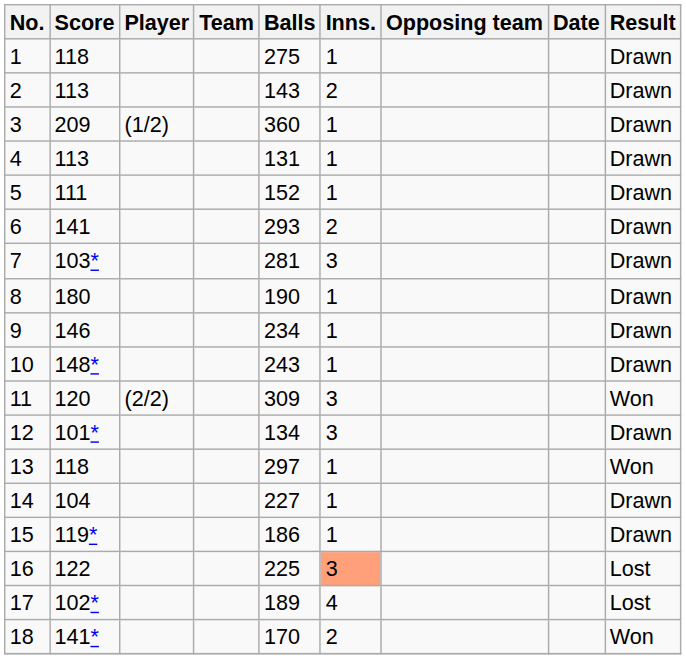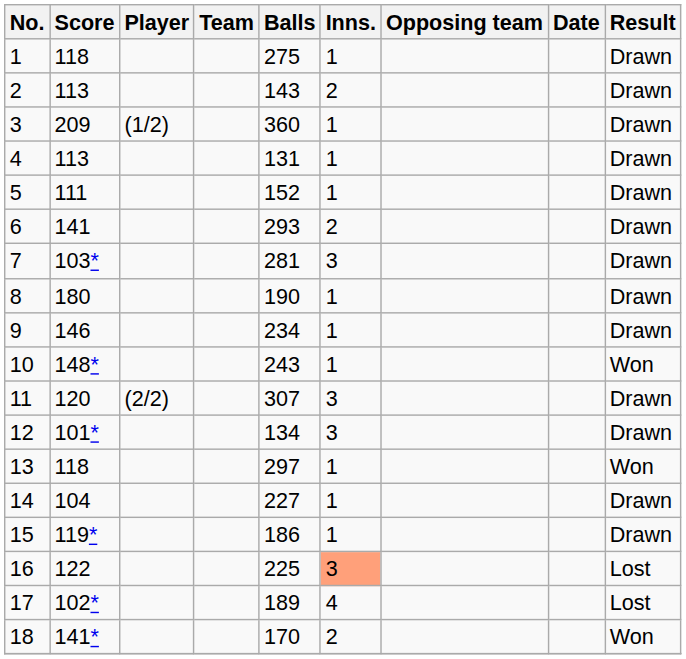(641, 364) Drawn -> (632, 364) Won
(282, 398) 309 -> (282, 398) 307
(632, 398) Won -> (641, 398) Drawn
